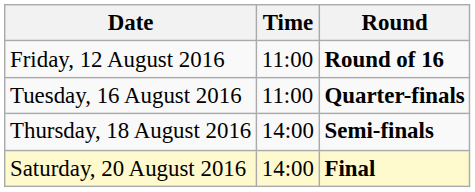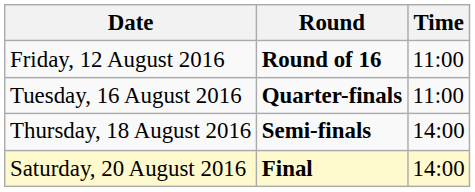columns swapped: (288, 22) <-> (395, 22)
